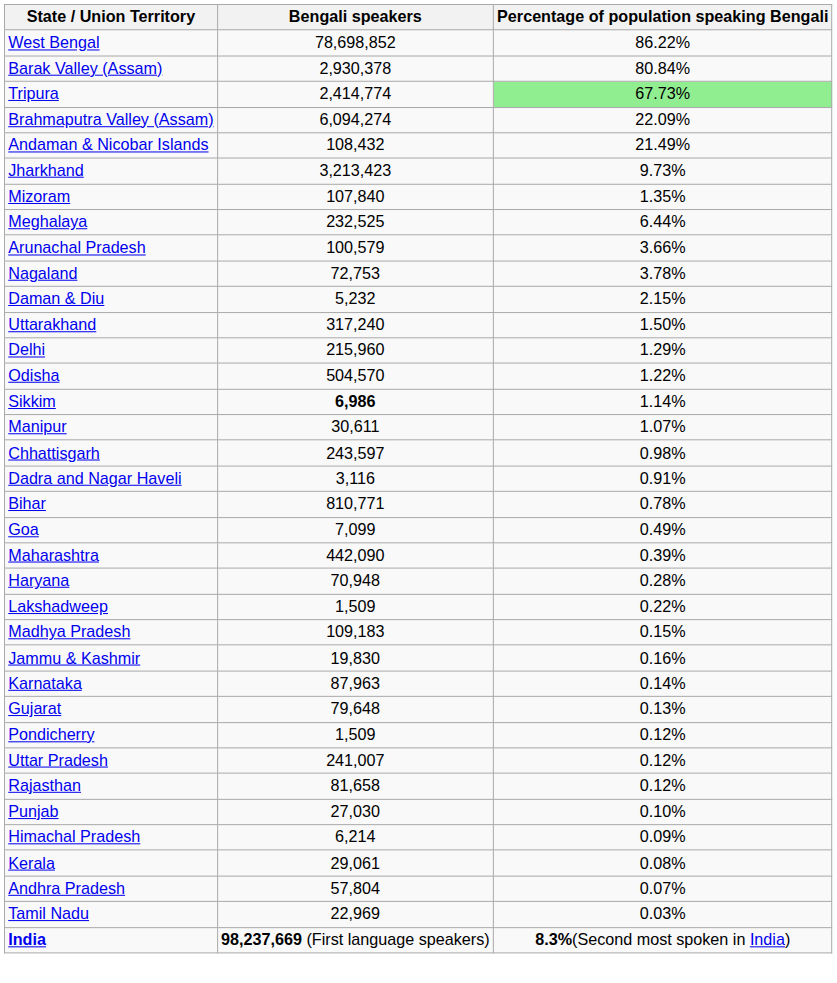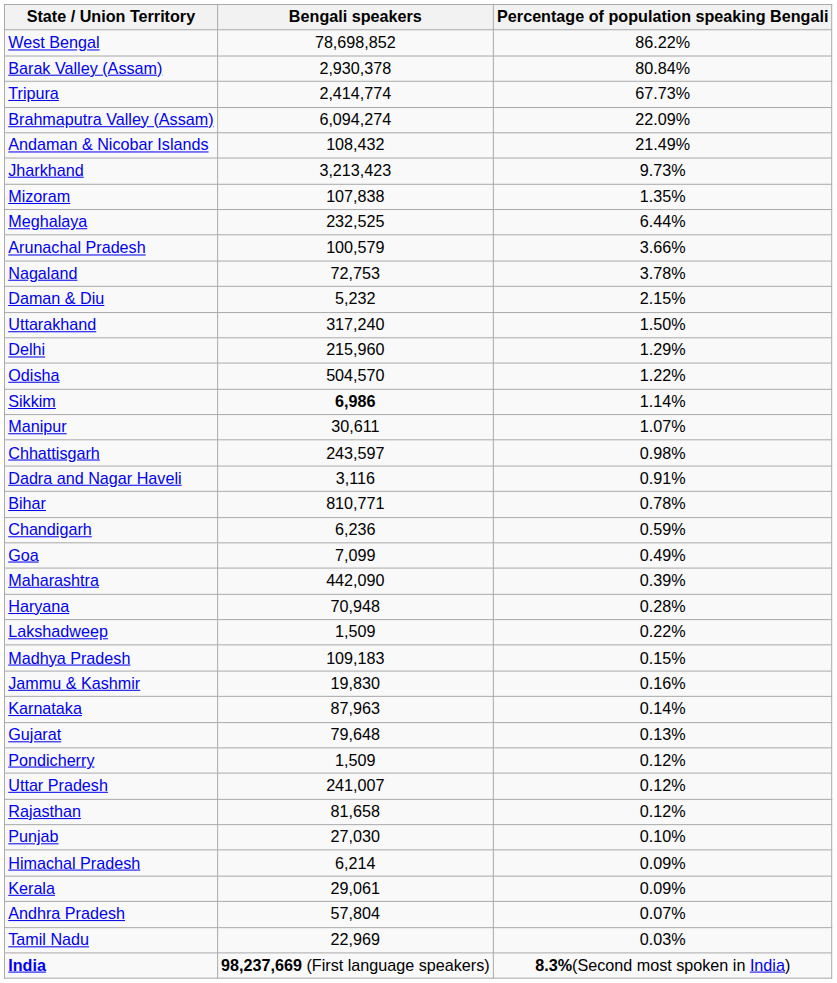(663, 94) lightgreen background -> (663, 94) no background
(355, 196) 107,840 -> (355, 196) 107,838
+ row: (50, 529)
(663, 863) 0.08% -> (663, 888) 0.09%
